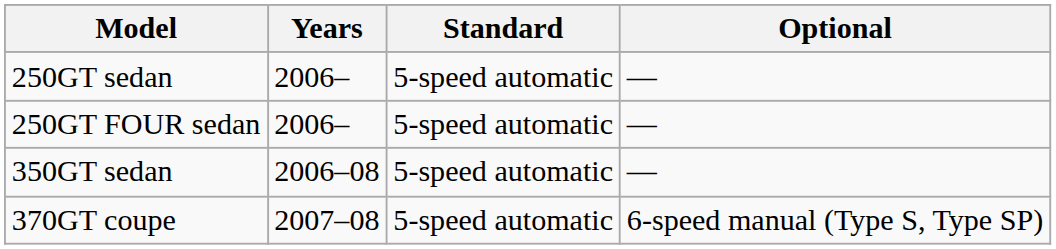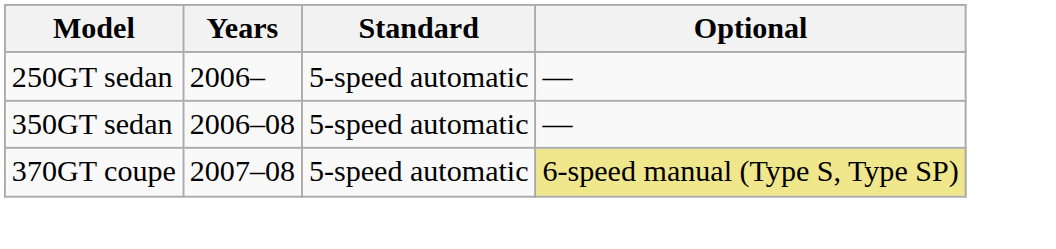- row: (136, 123)
(835, 219) no background -> (751, 171) khaki background
